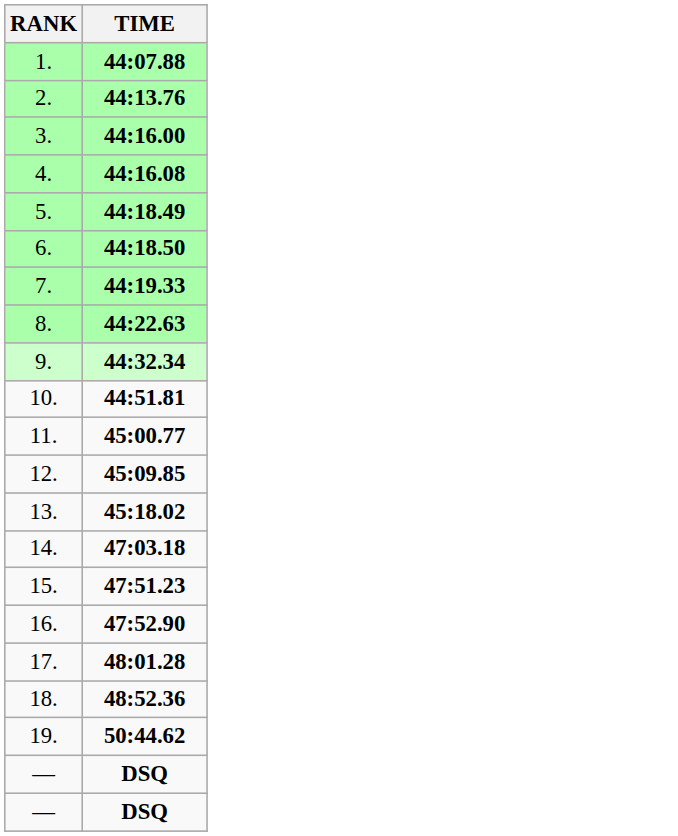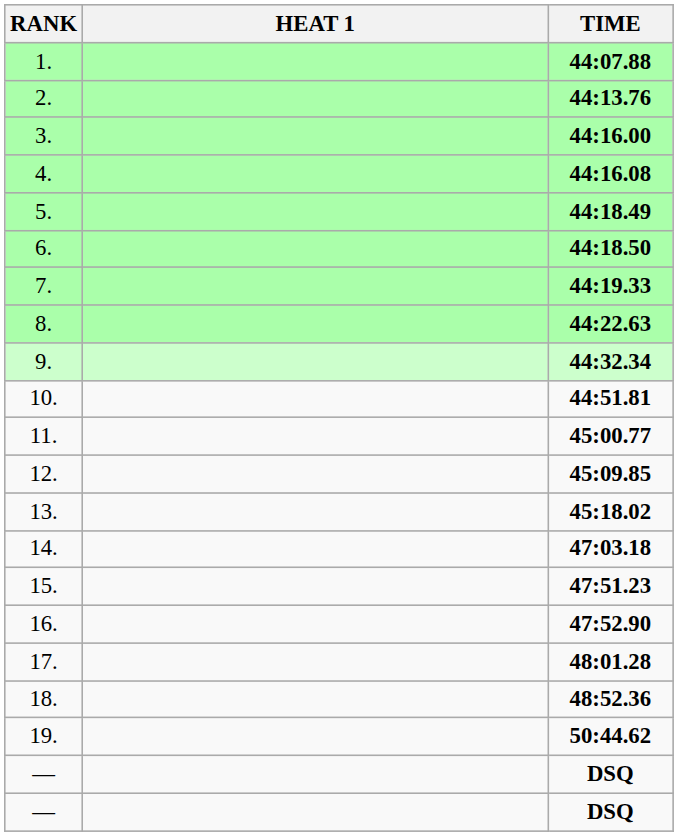+ column: (315, 23)
